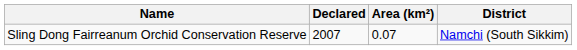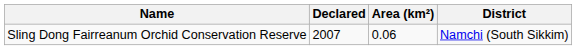(384, 34) 0.07 -> (384, 34) 0.06
